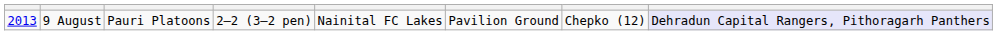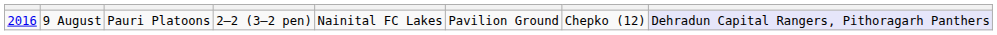(22, 20) 2013 -> (22, 20) 2016
